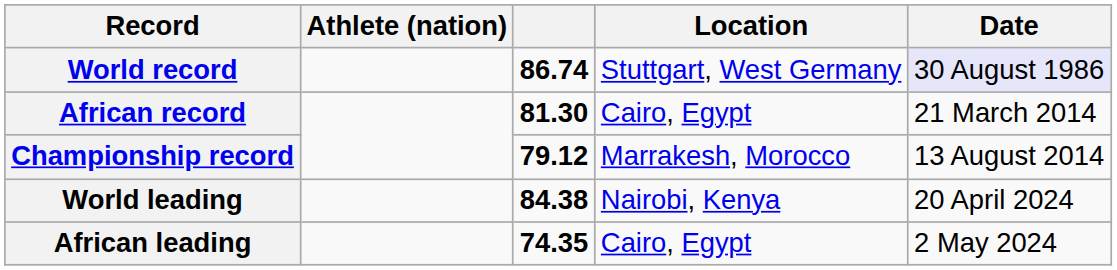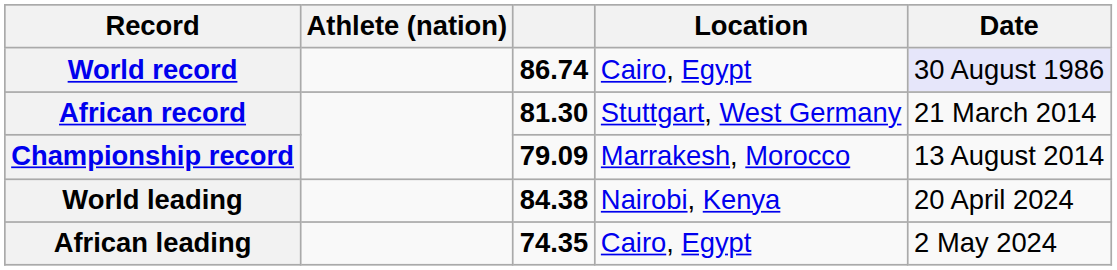(751, 69) Stuttgart, West Germany -> (676, 69) Cairo, Egypt
(676, 112) Cairo, Egypt -> (751, 112) Stuttgart, West Germany
(554, 156) 79.12 -> (554, 156) 79.09
